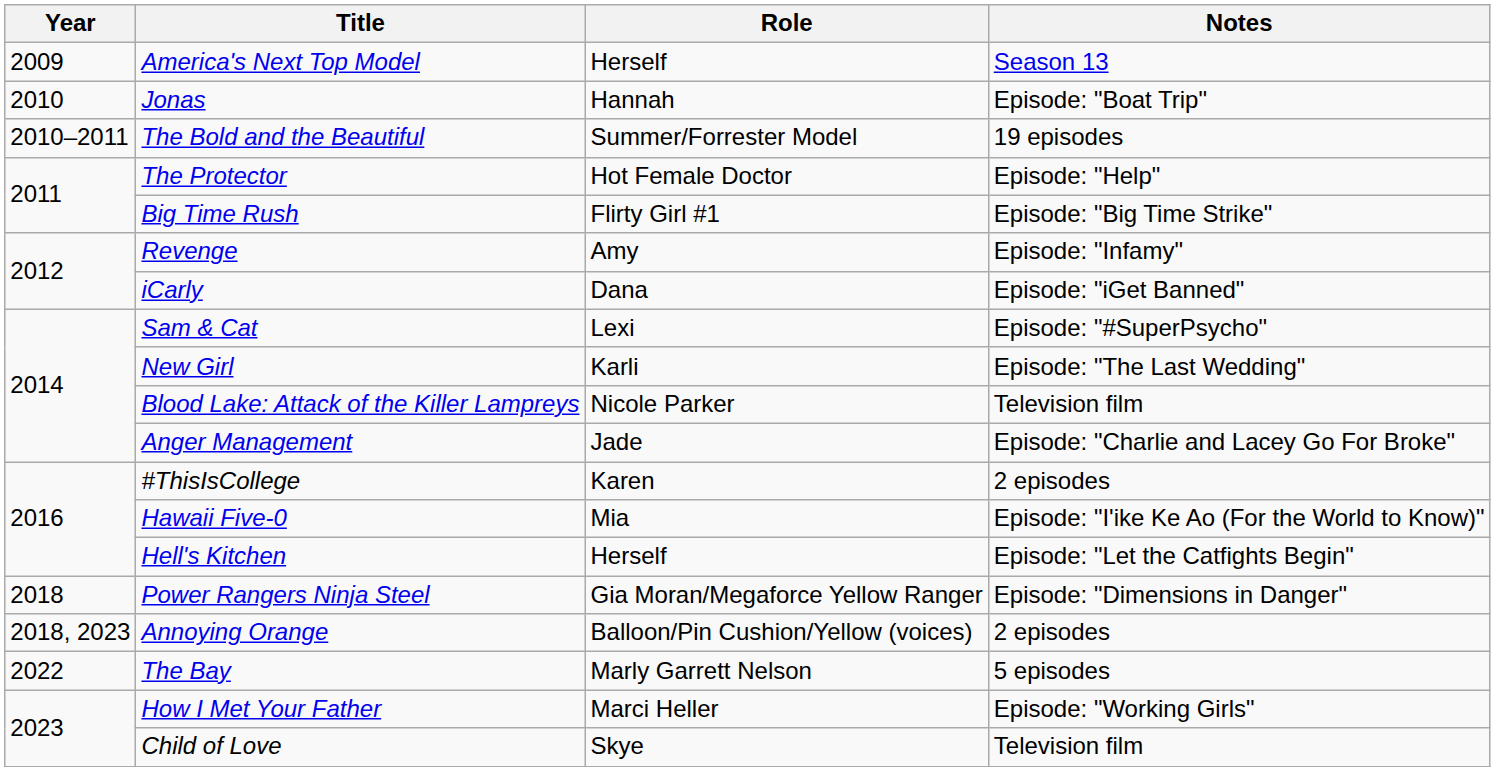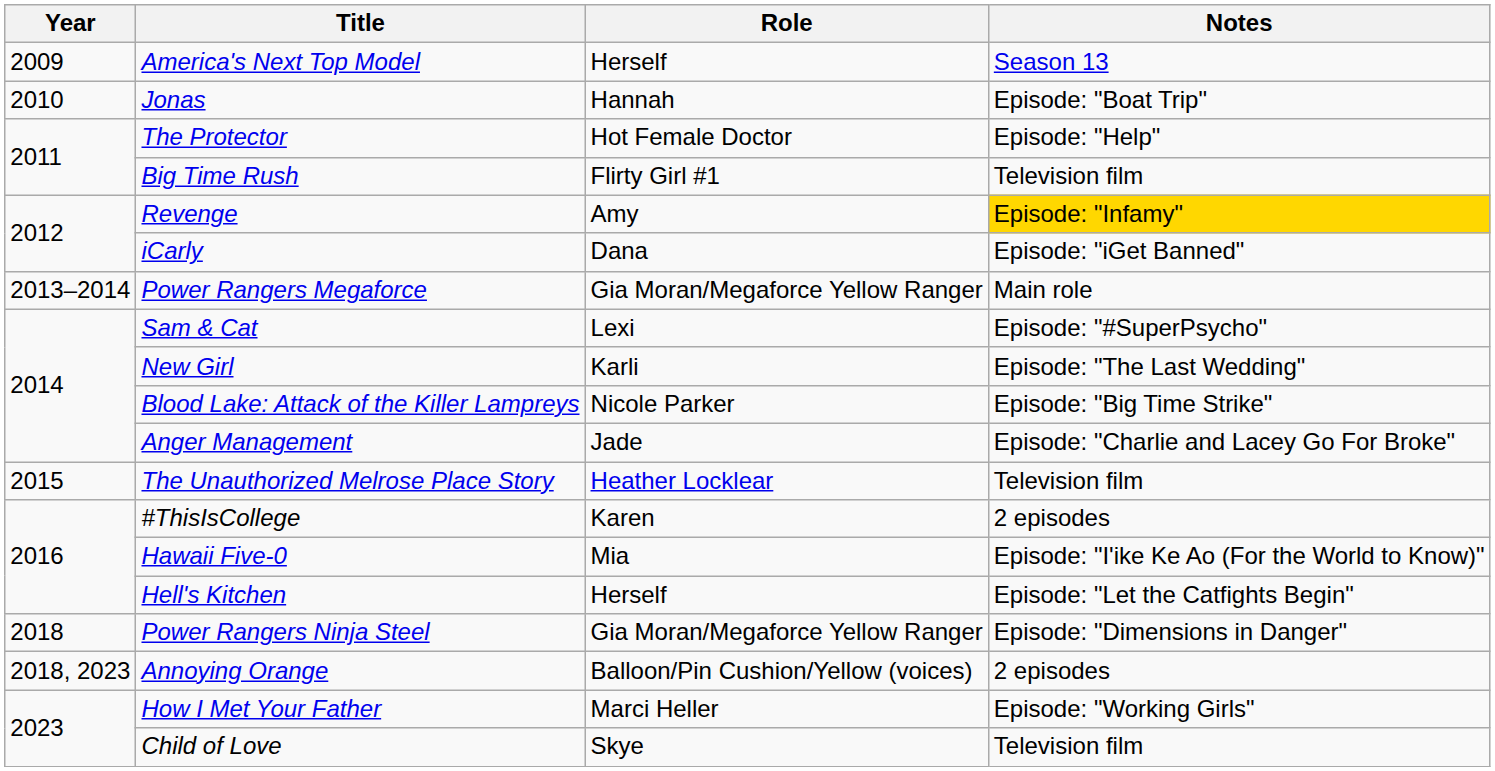- row: (283, 137)
(1133, 213) Episode: "Big Time Strike" -> (1069, 175) Television film
(1088, 251) no background -> (1088, 213) gold background
+ row: (284, 289)
(1069, 404) Television film -> (1133, 404) Episode: "Big Time Strike"
+ row: (348, 480)
- row: (186, 670)
